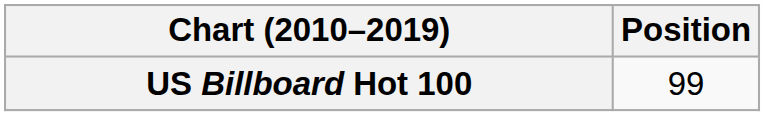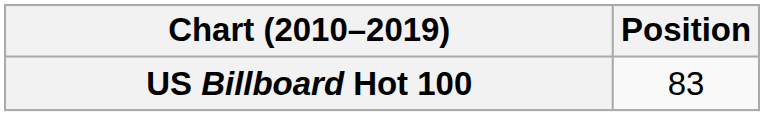(686, 82) 99 -> (686, 82) 83
